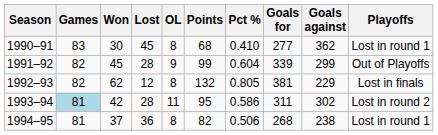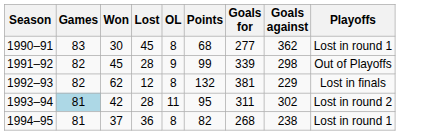- column: (245, 20)
(325, 64) 299 -> (288, 64) 298
